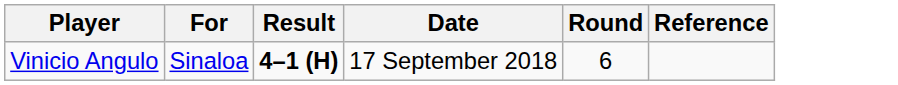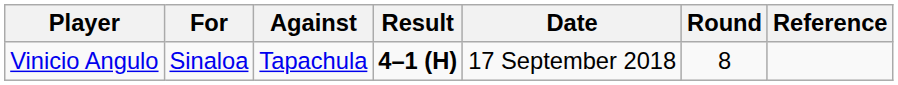+ column: (313, 23)
(606, 60) 6 -> (725, 60) 8
